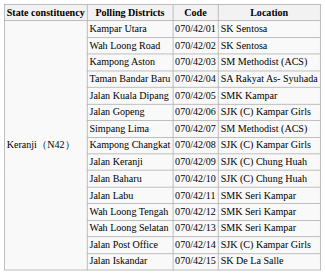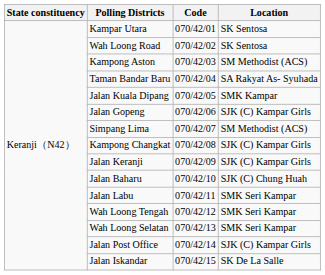(264, 161) SJK (C) Chung Huah -> (266, 161) SJK (C) Kampar Girls
